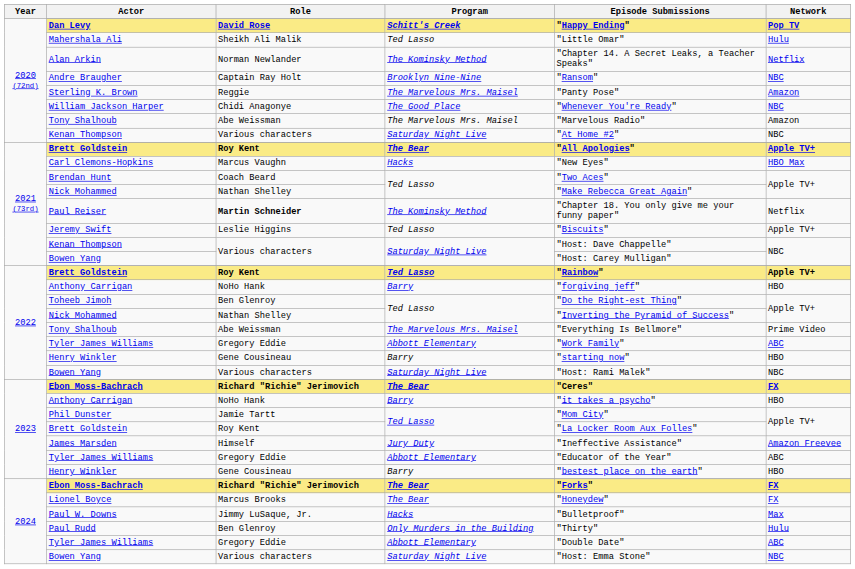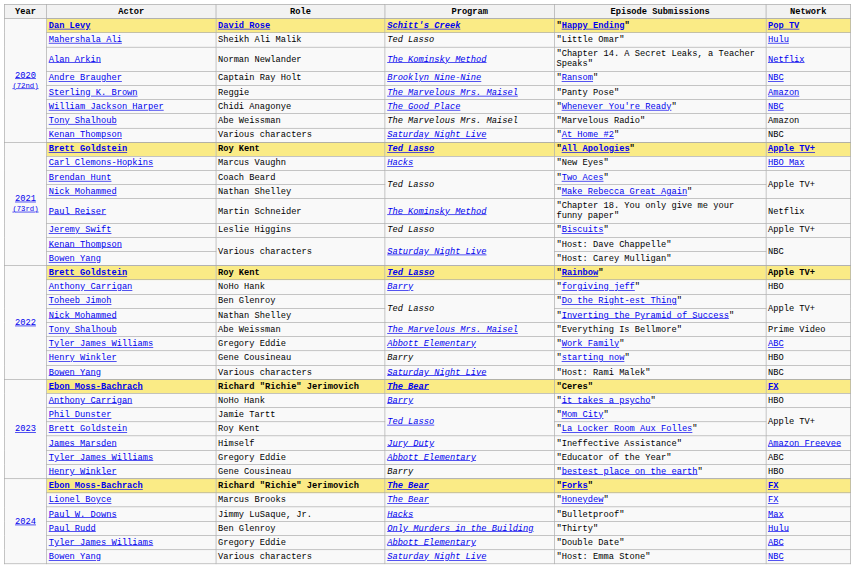(408, 149) The Bear -> (411, 149) Ted Lasso
(260, 211) bold -> (260, 211) normal
